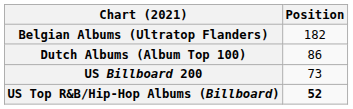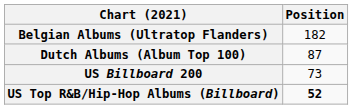(315, 54) 86 -> (315, 54) 87
